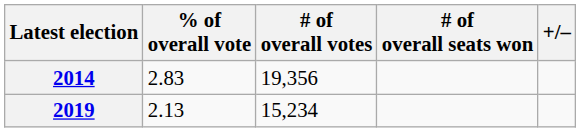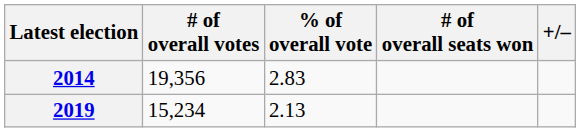columns swapped: (317, 32) <-> (200, 32)
